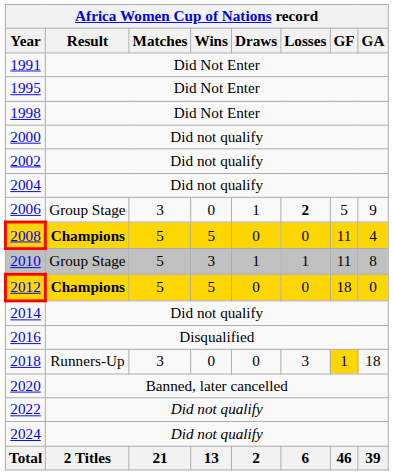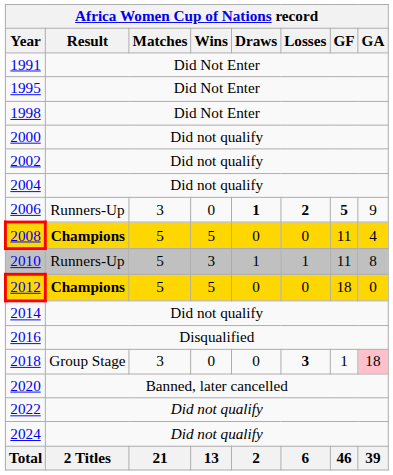(87, 209) Group Stage -> (87, 209) Runners-Up
(256, 209) normal -> (256, 209) bold
(344, 209) normal -> (344, 209) bold
(87, 261) Group Stage -> (87, 261) Runners-Up
(87, 361) Runners-Up -> (87, 361) Group Stage
(305, 361) normal -> (305, 361) bold
(344, 361) gold background -> (344, 361) no background
(373, 361) no background -> (373, 361) pink background
